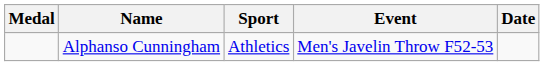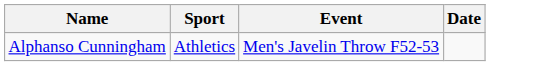- column: (32, 18)
